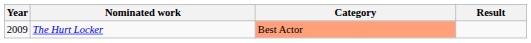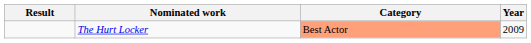columns swapped: (17, 12) <-> (491, 12)
